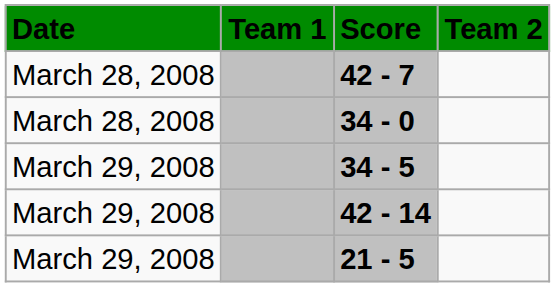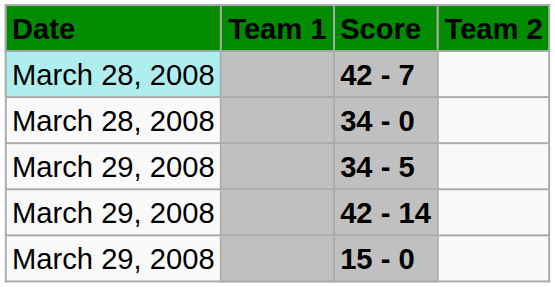(113, 74) no background -> (113, 74) paleturquoise background
- row: (377, 259)
+ row: (377, 259)
